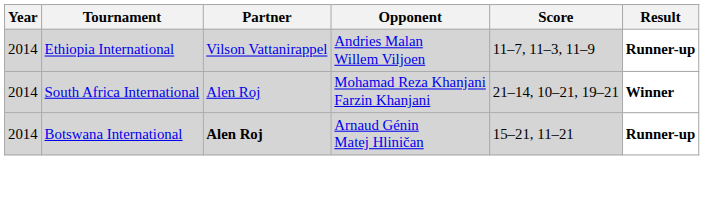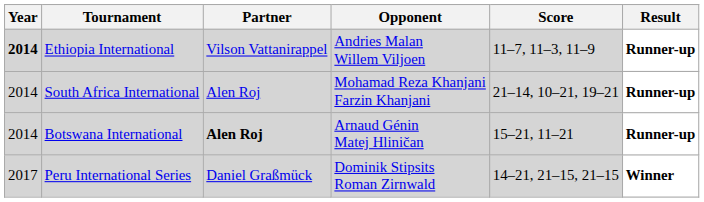(23, 50) normal -> (23, 50) bold
(650, 92) Winner -> (660, 92) Runner-up
+ row: (118, 176)
